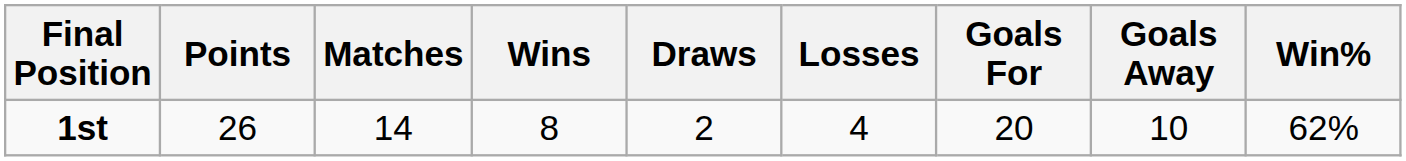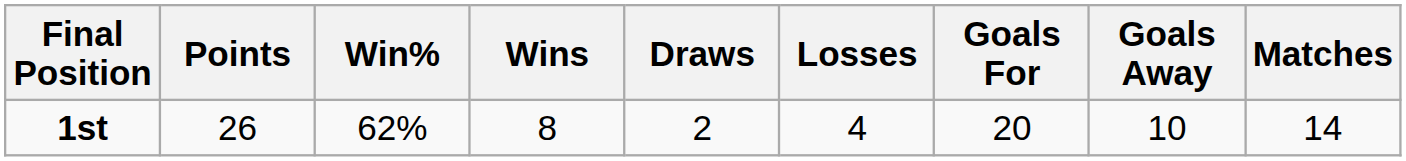columns swapped: (393, 53) <-> (1324, 53)
